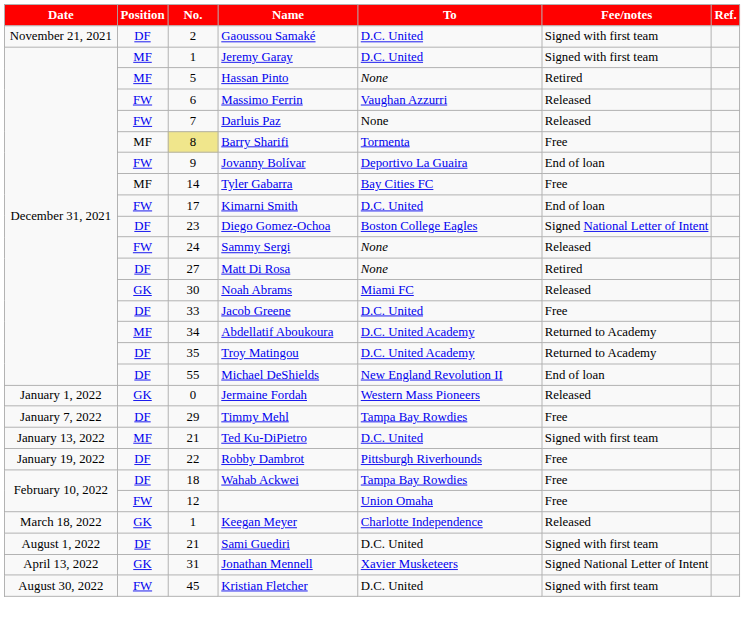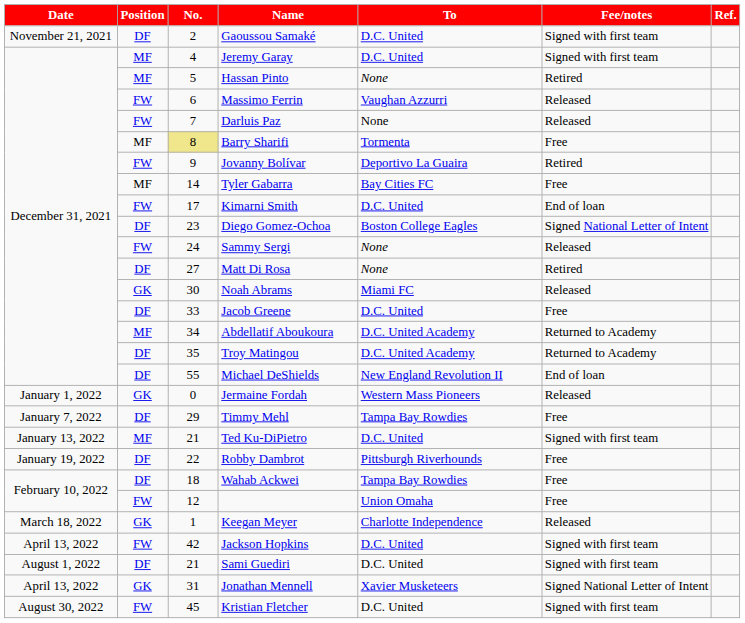(193, 57) 1 -> (193, 57) 4
(575, 163) End of loan -> (564, 163) Retired
+ row: (265, 543)
